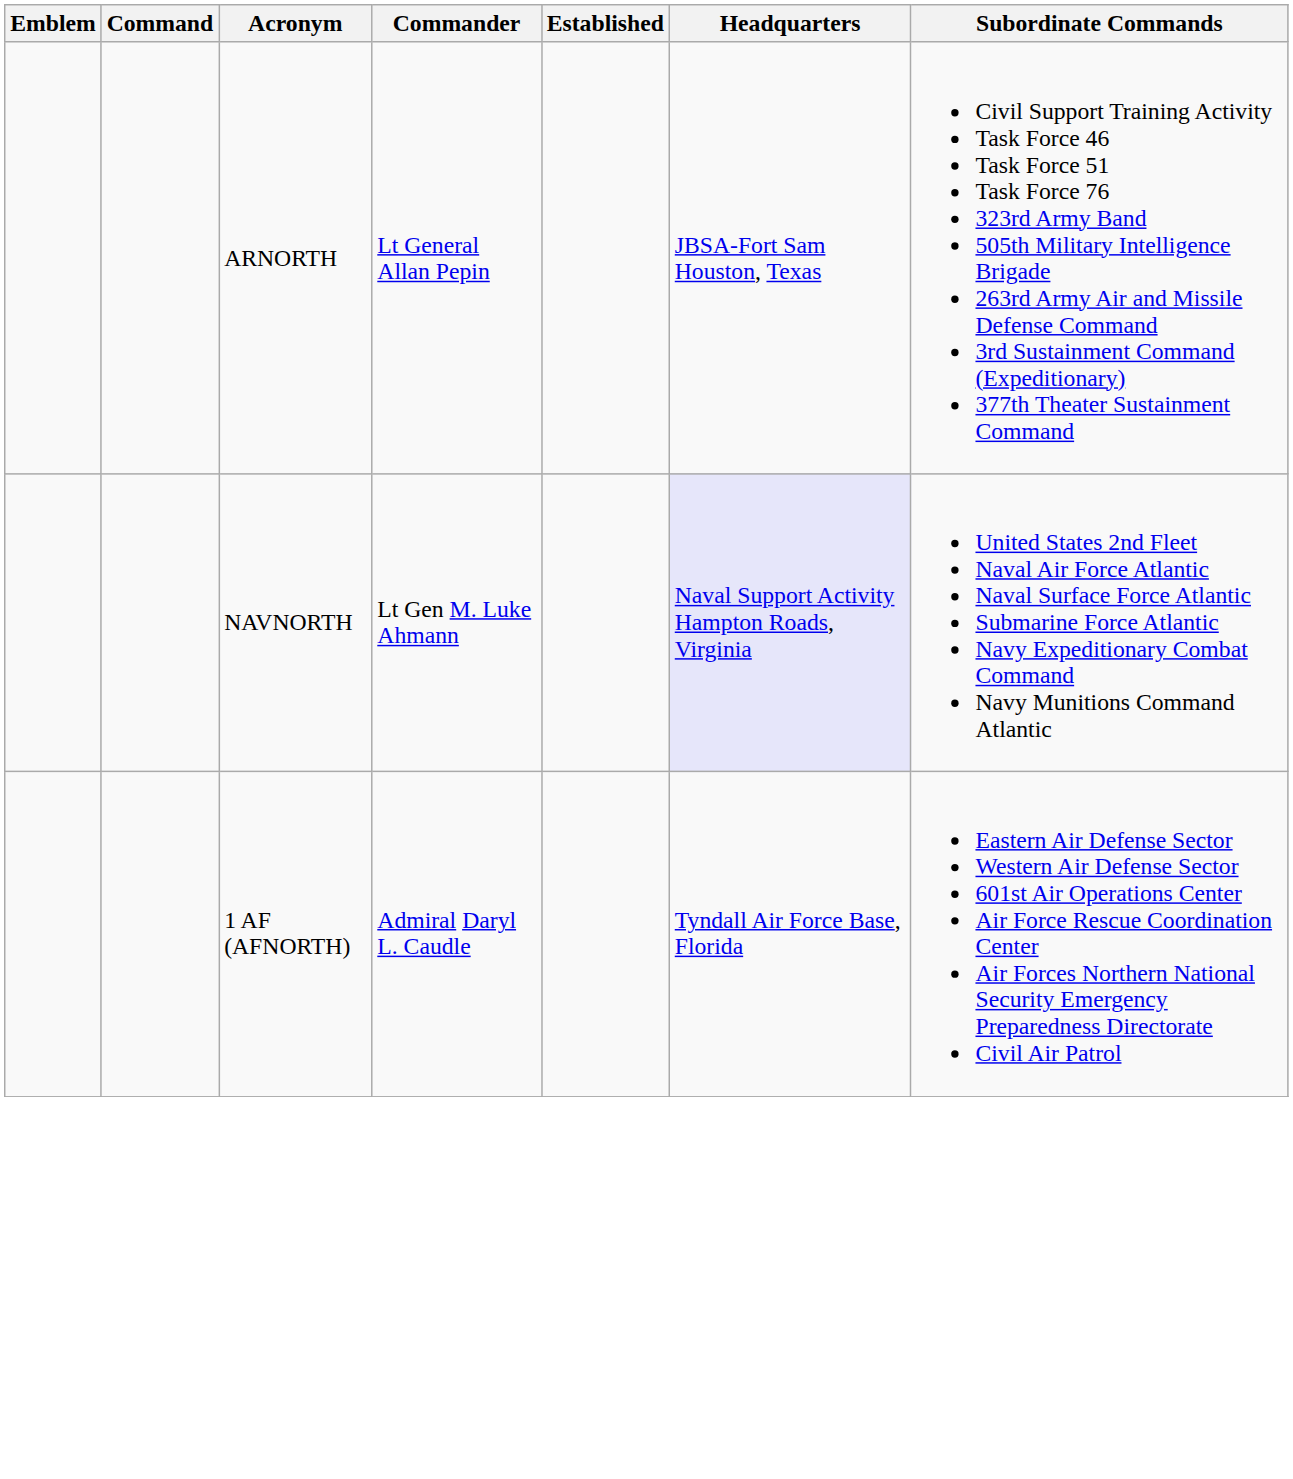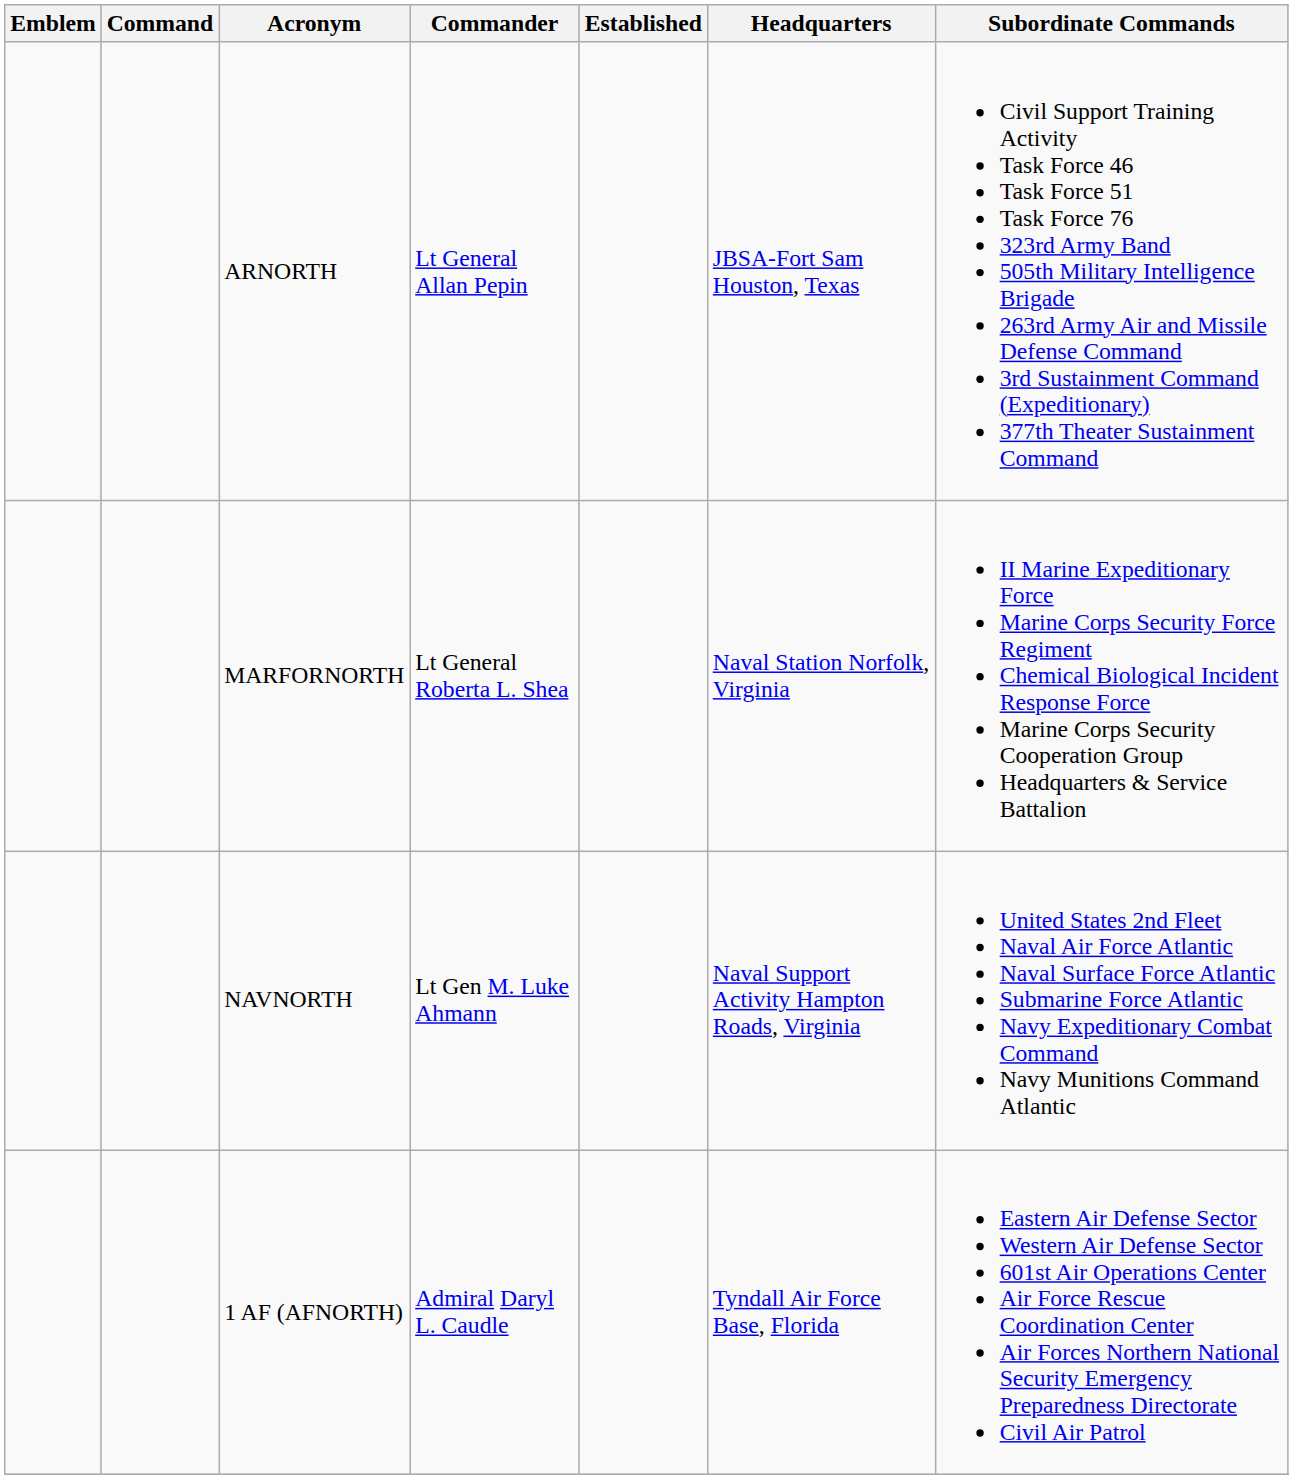+ row: (314, 675)
(785, 622) lavender background -> (799, 1000) no background
